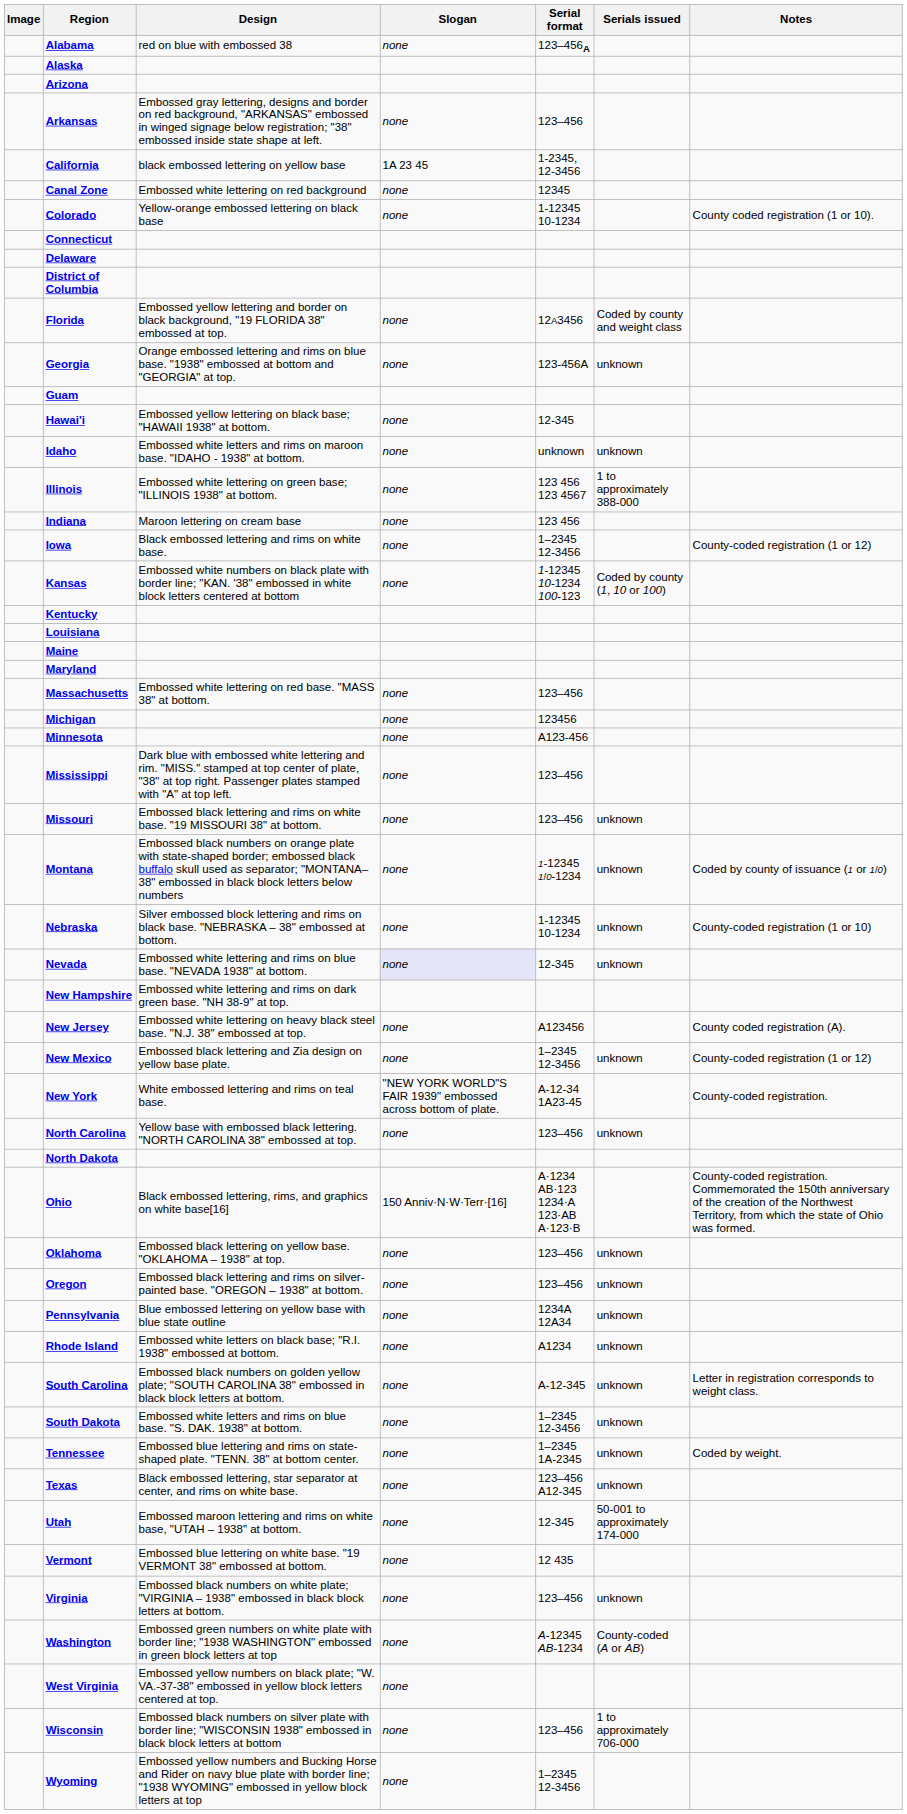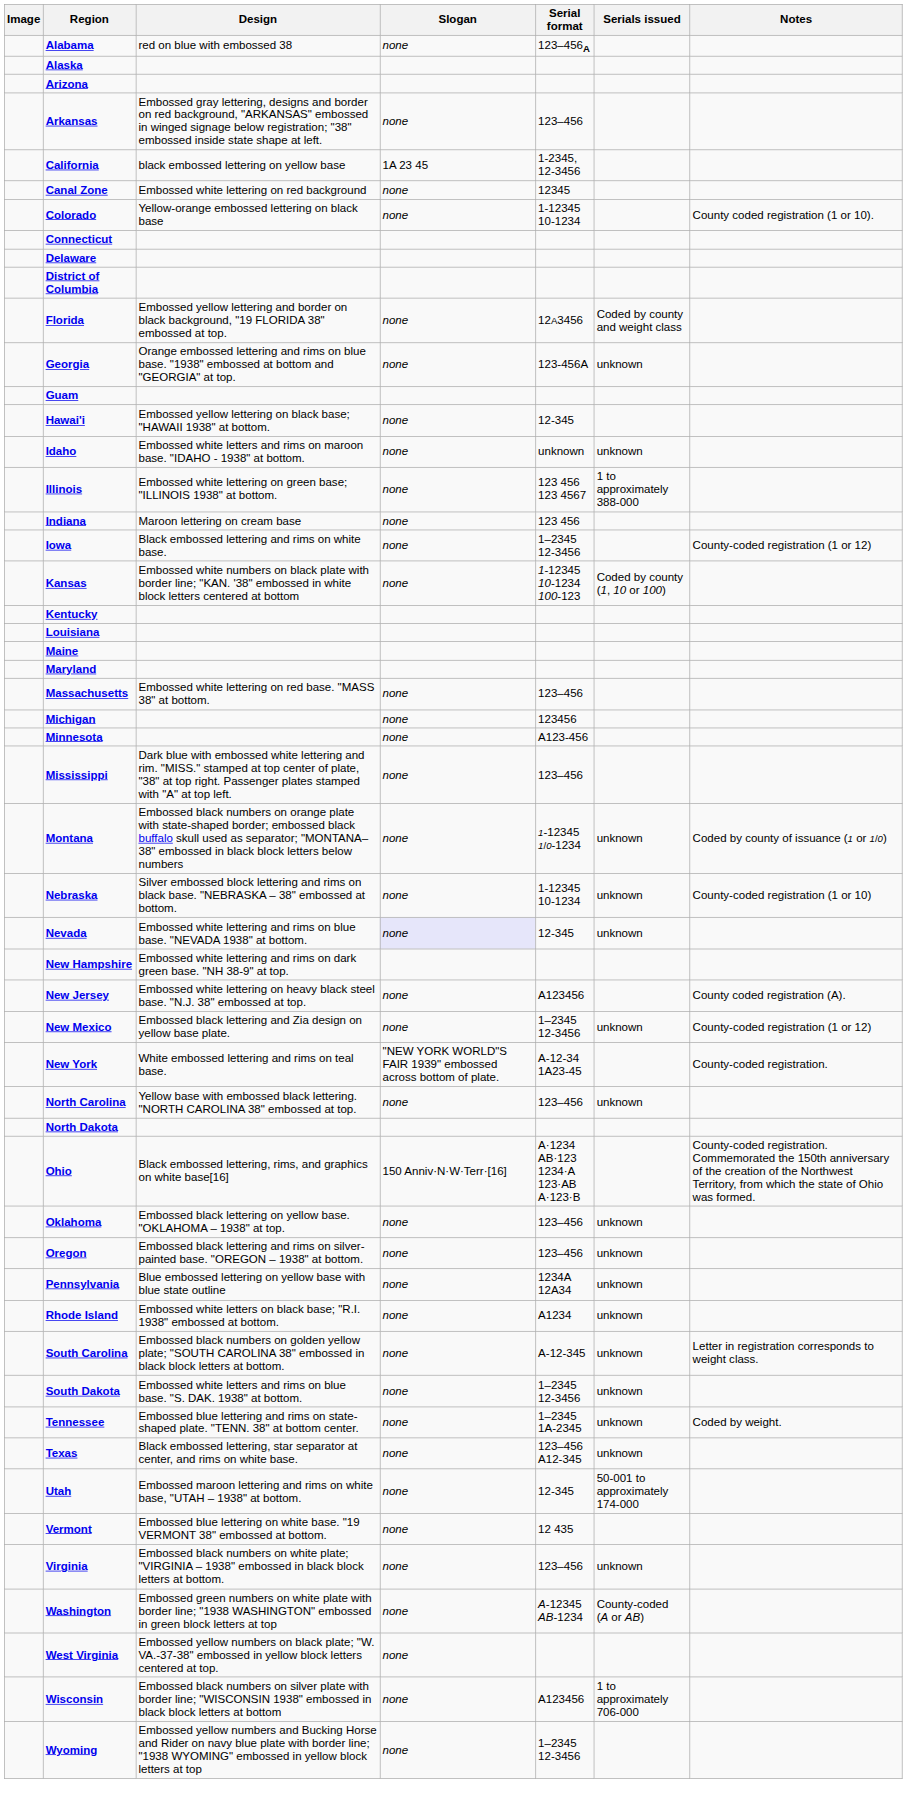- row: (69, 819)
(561, 1730) 123–456 -> (561, 1699) A123456
